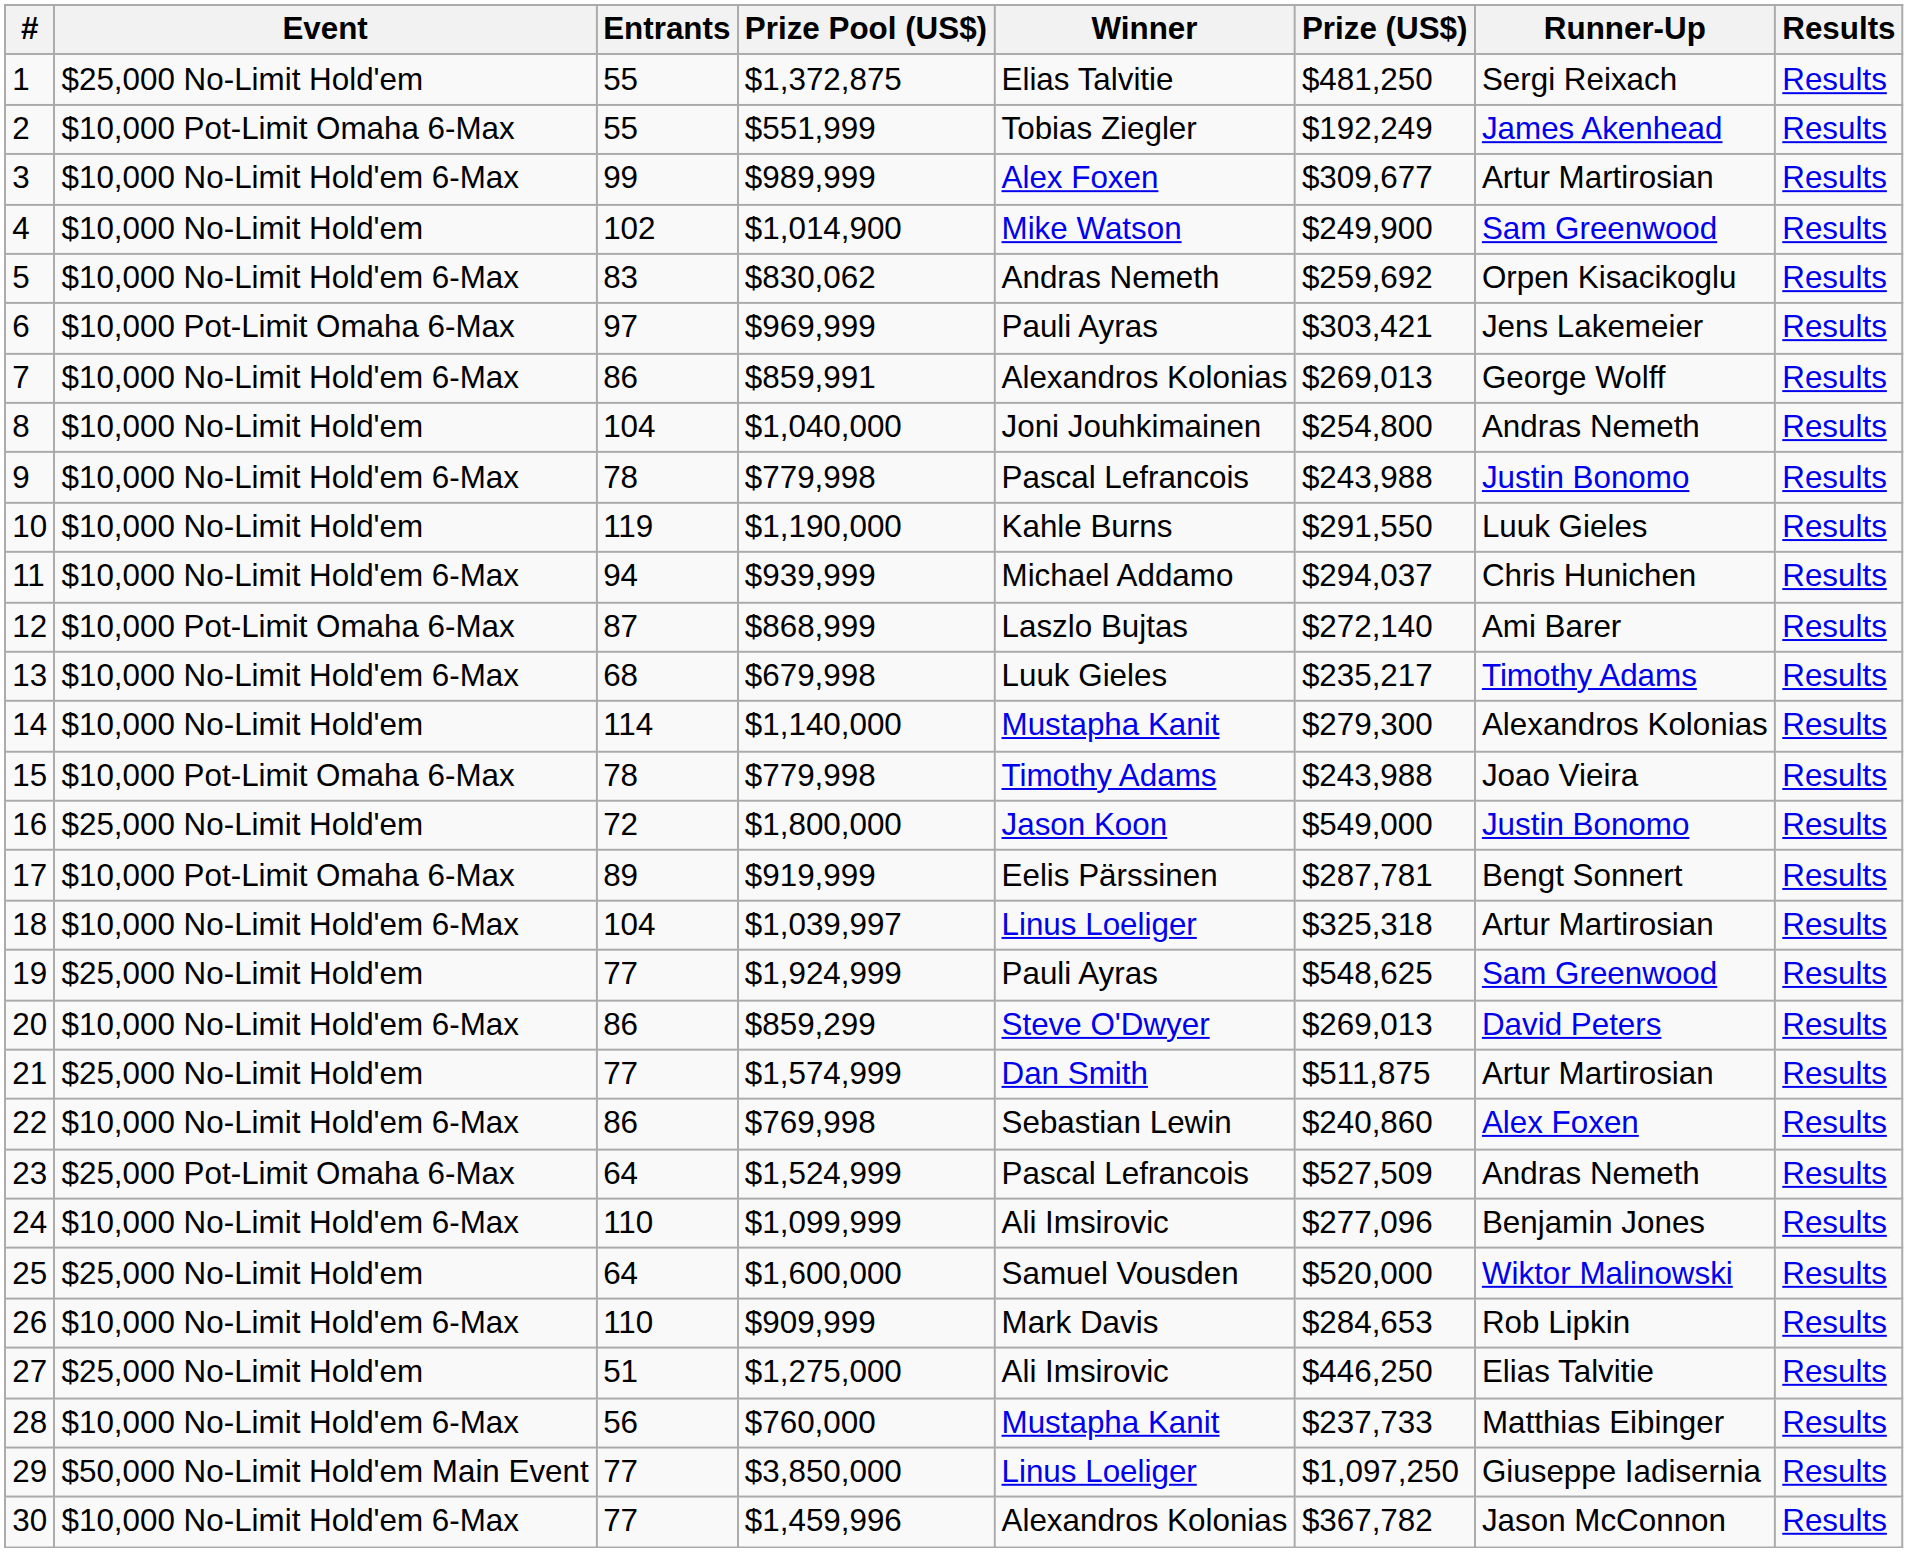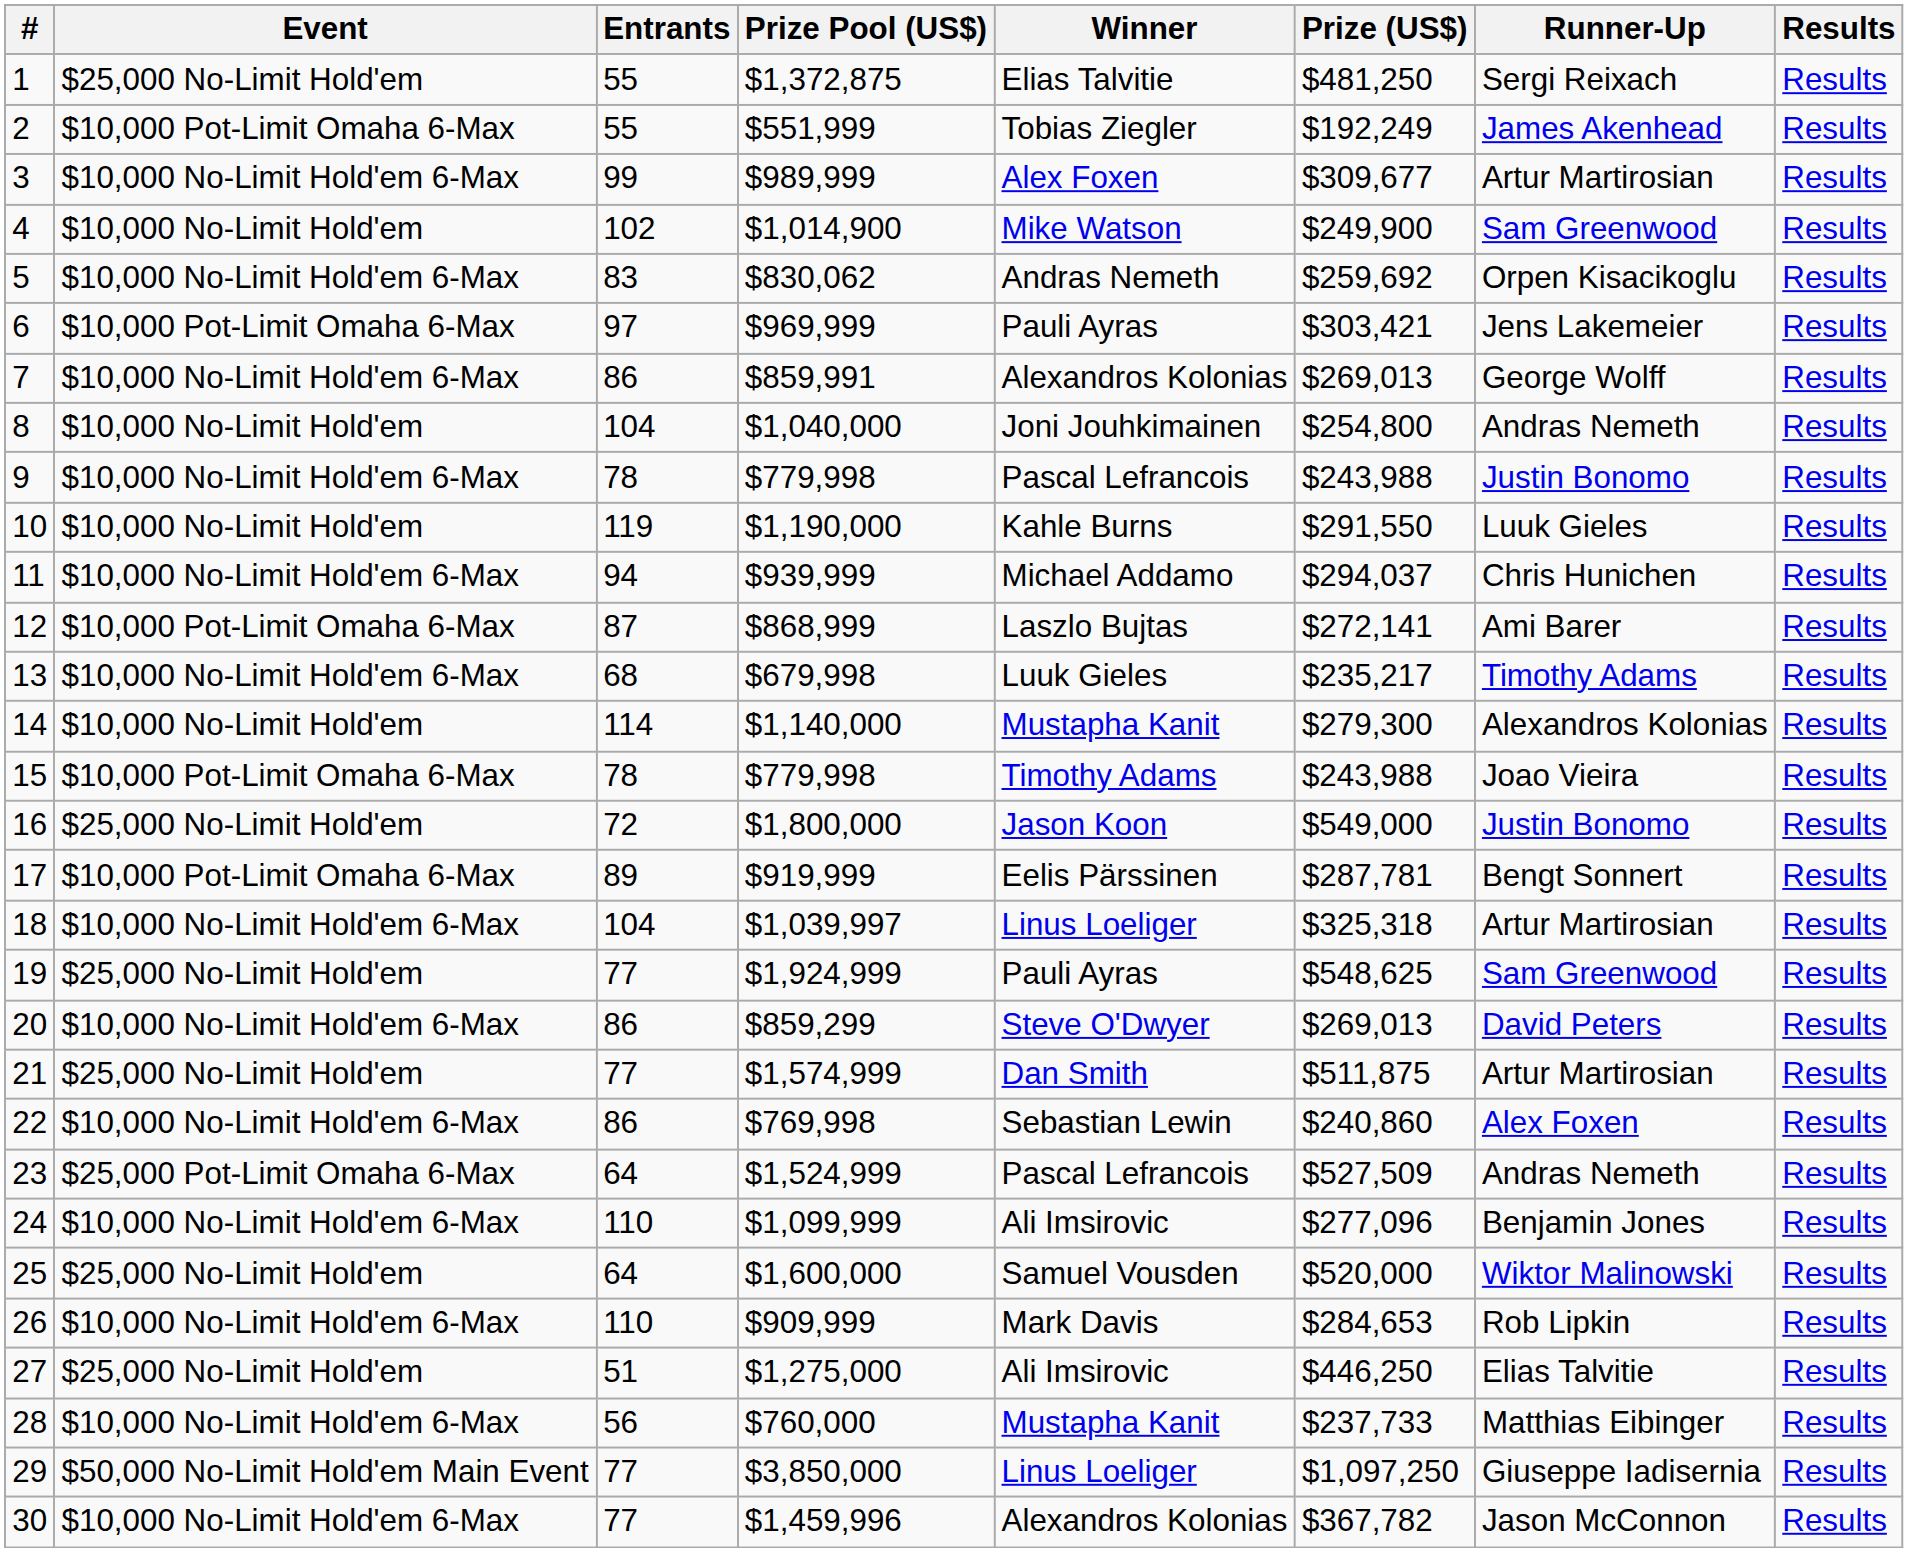(1367, 626) $272,140 -> (1367, 626) $272,141
